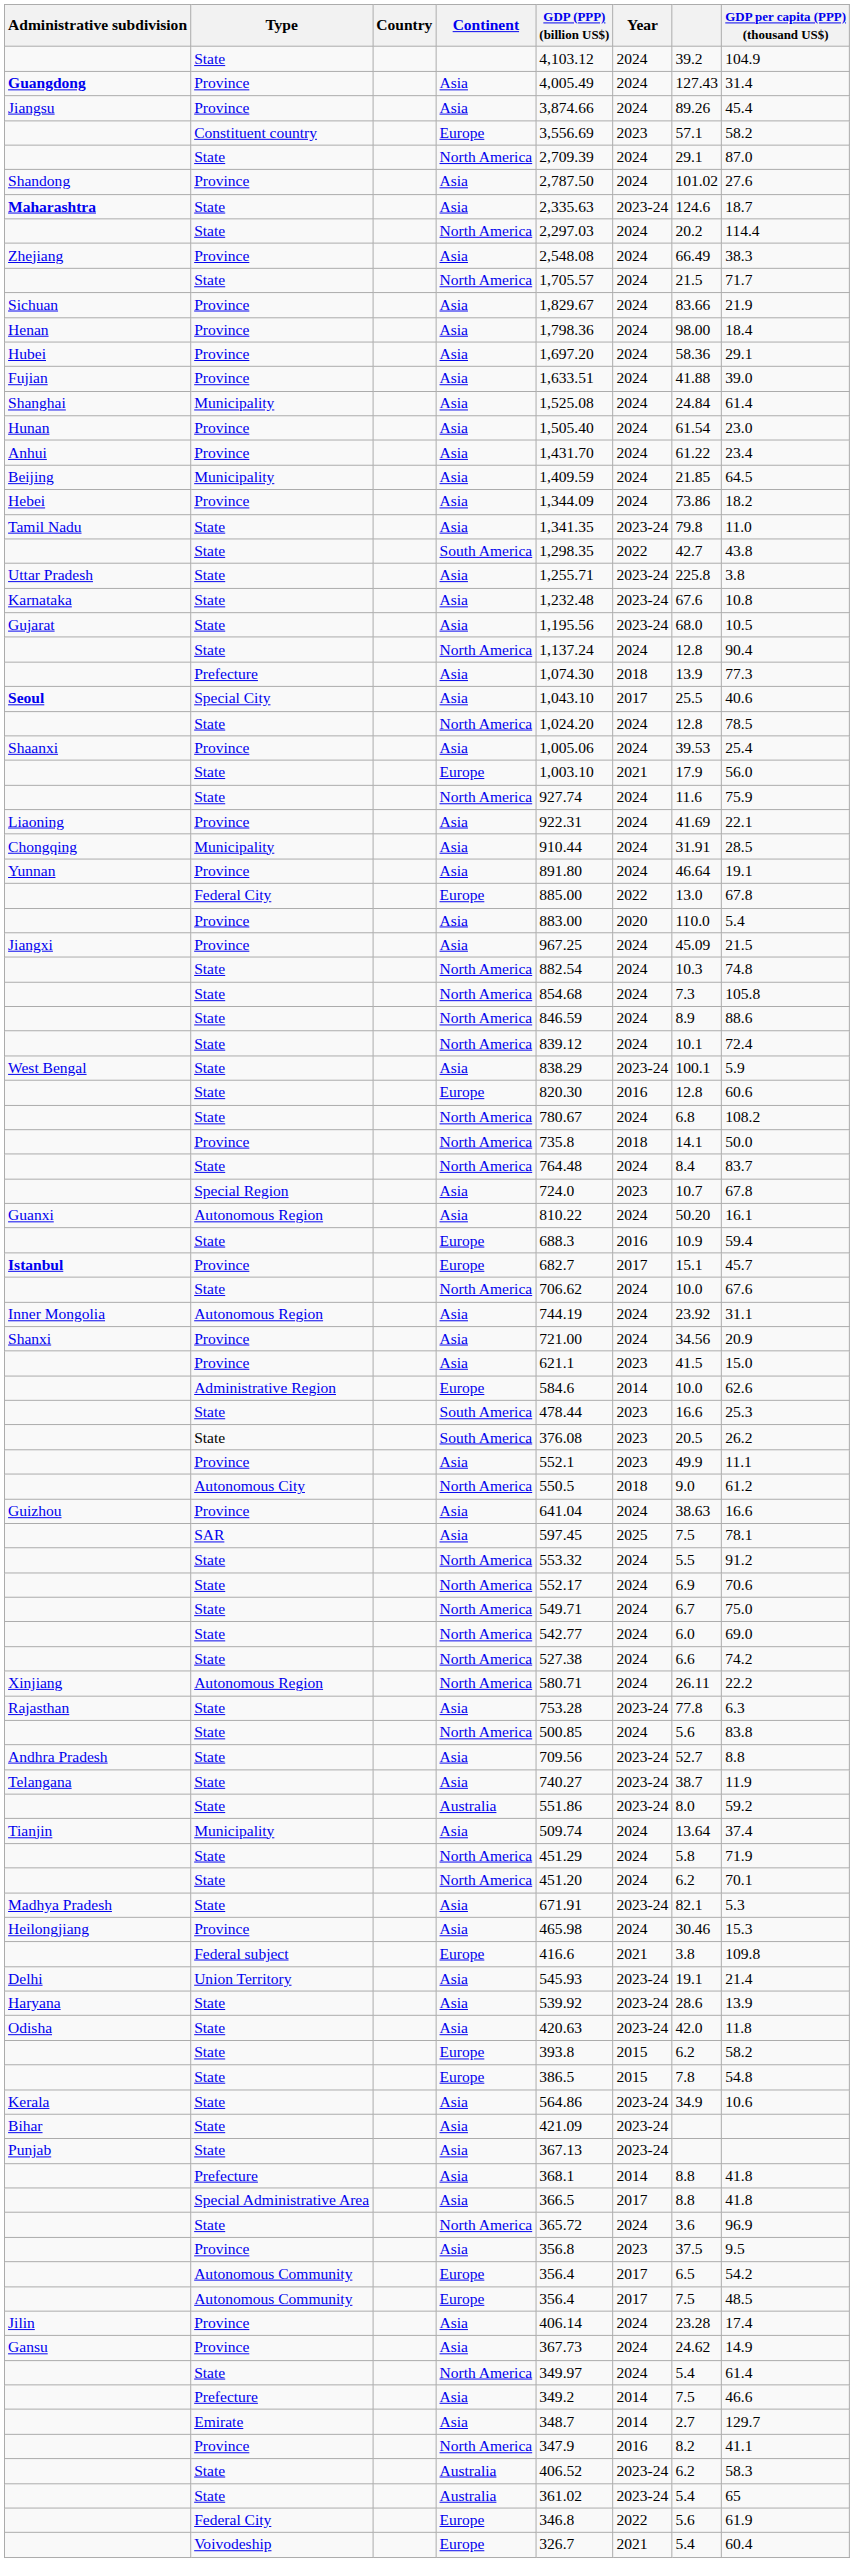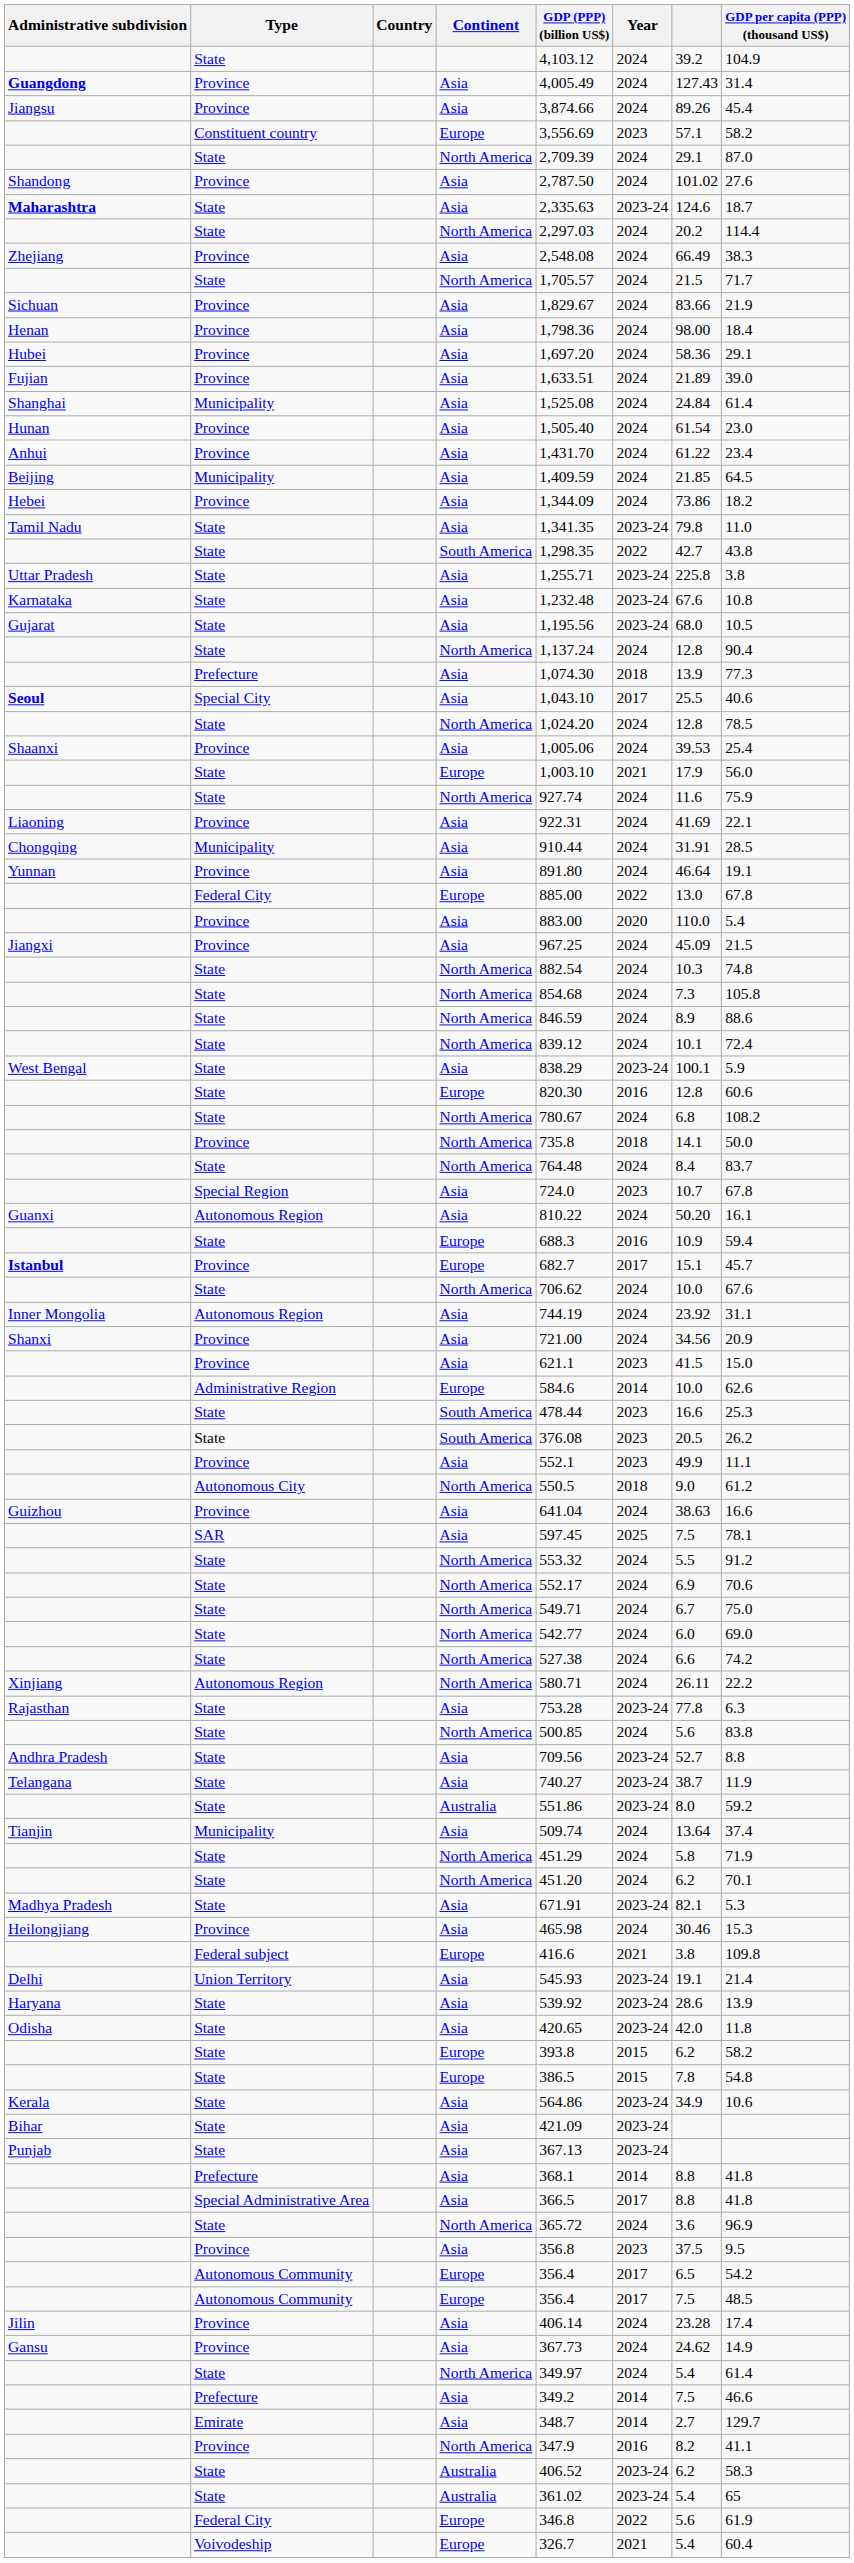(693, 378) 41.88 -> (693, 378) 21.89
(561, 2027) 420.63 -> (561, 2027) 420.65
